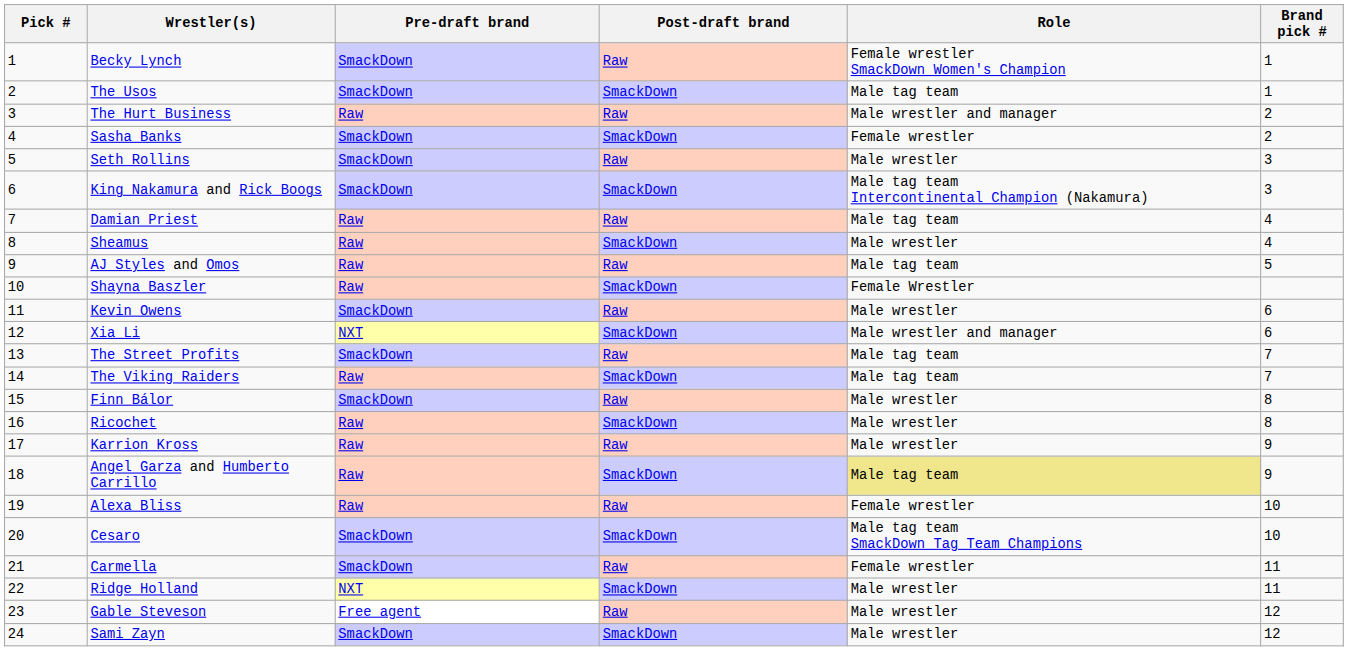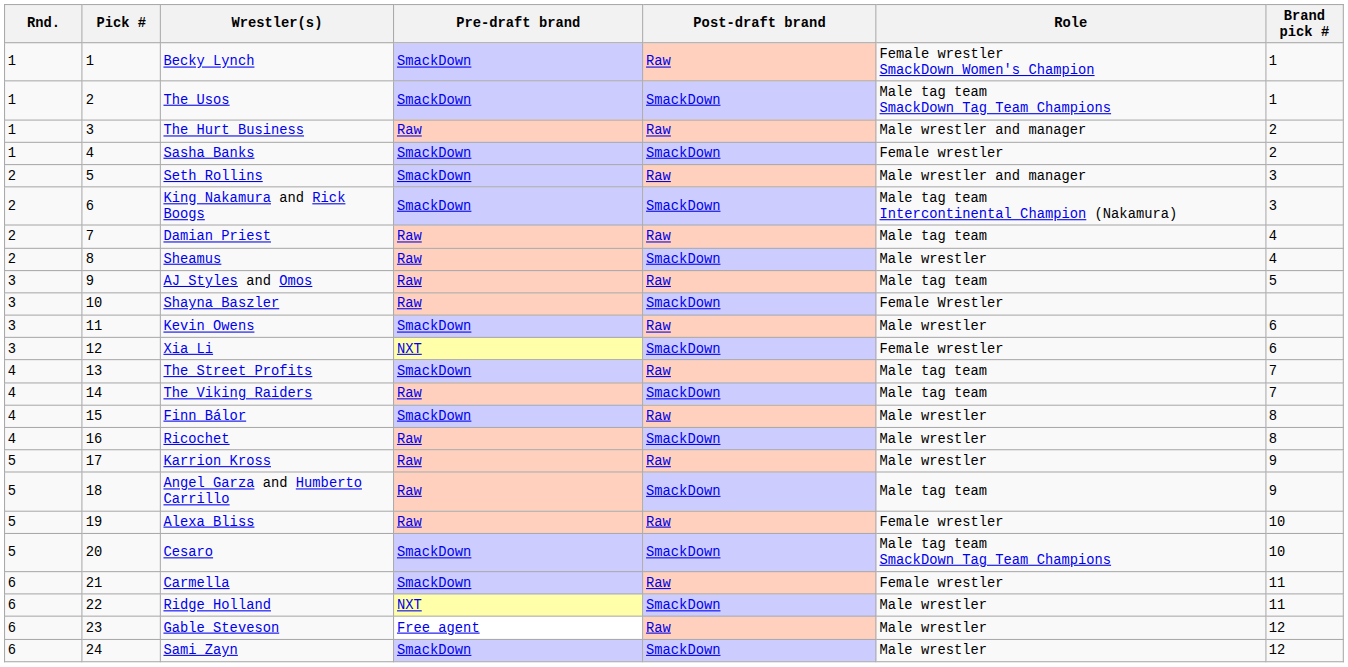+ column: (43, 24)
(904, 92) Male tag team -> (995, 100) Male tag team SmackDown Tag Team Champions
(904, 160) Male wrestler -> (983, 176) Male wrestler and manager
(954, 333) Male wrestler and manager -> (942, 349) Female wrestler
(904, 476) khaki background -> (933, 492) no background
